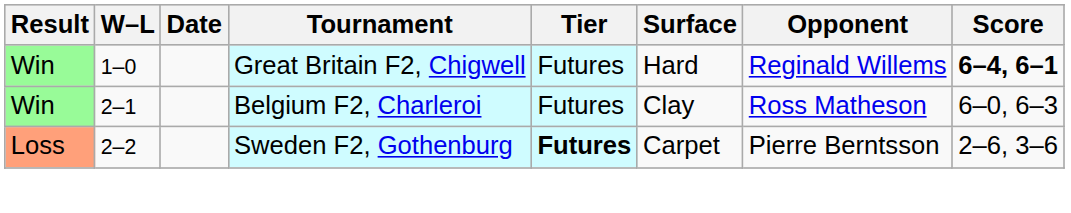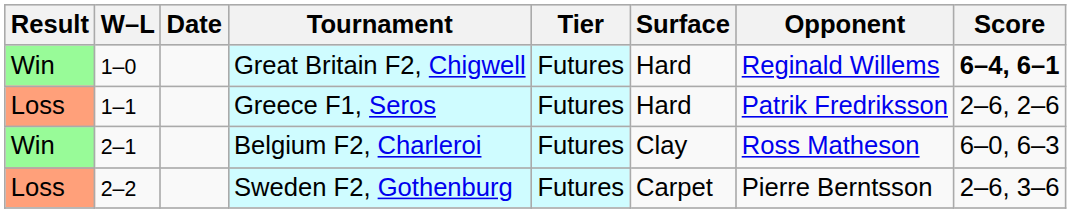+ row: (335, 106)
(584, 146) bold -> (581, 187) normal
